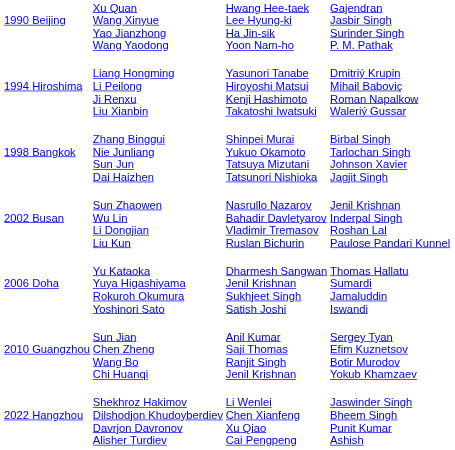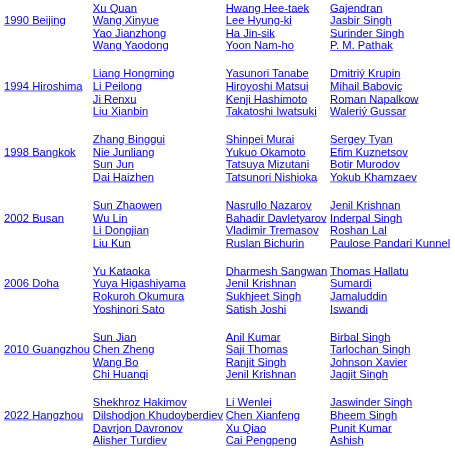(370, 158) Birbal Singh Tarlochan Singh Johnson Xavier Jagjit Singh -> (373, 158) Sergey Tyan Efim Kuznetsov Botir Murodov Yokub Khamzaev
(373, 356) Sergey Tyan Efim Kuznetsov Botir Murodov Yokub Khamzaev -> (370, 356) Birbal Singh Tarlochan Singh Johnson Xavier Jagjit Singh
